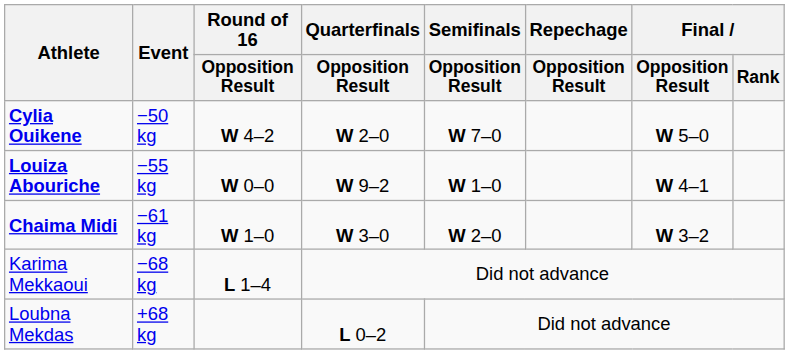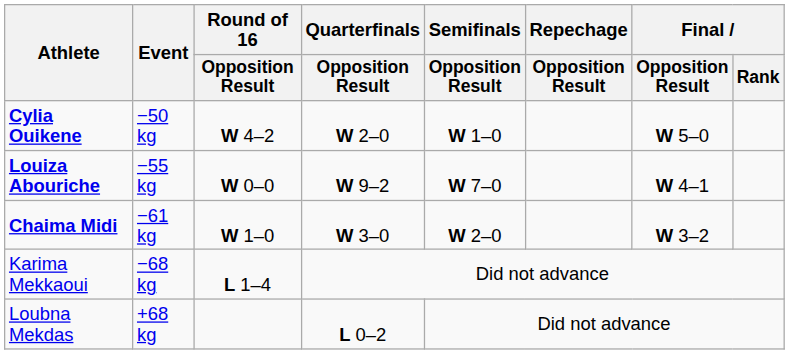(475, 136) W 7–0 -> (475, 136) W 1–0
(475, 186) W 1–0 -> (475, 186) W 7–0
